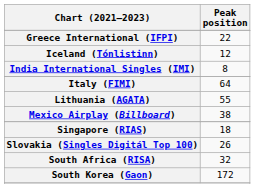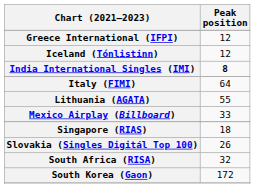(225, 38) 22 -> (225, 38) 12
(225, 69) normal -> (225, 69) bold
(225, 114) 38 -> (225, 114) 33
